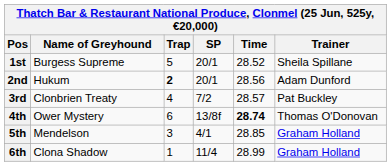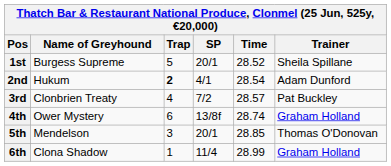(207, 80) 20/1 -> (204, 80) 4/1
(251, 80) 28.56 -> (251, 80) 28.54
(251, 116) bold -> (251, 116) normal
(328, 116) Thomas O'Donovan -> (319, 116) Graham Holland
(204, 134) 4/1 -> (207, 134) 20/1
(319, 134) Graham Holland -> (328, 134) Thomas O'Donovan
